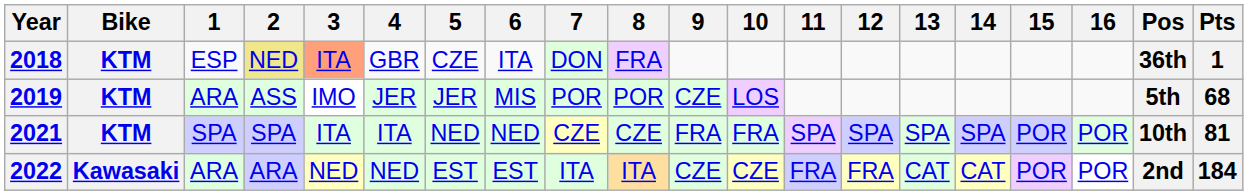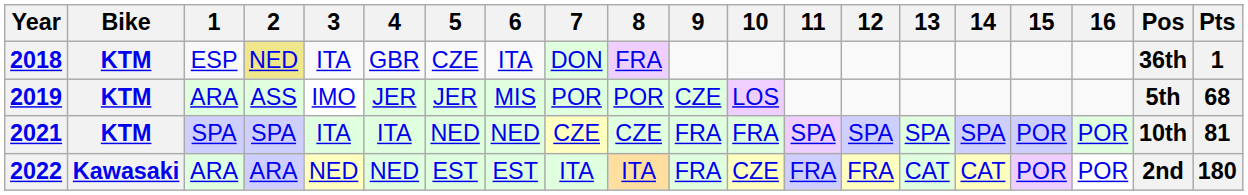(334, 60) lightsalmon background -> (334, 60) no background
(698, 171) CZE -> (698, 171) FRA
(1217, 171) 184 -> (1217, 171) 180
